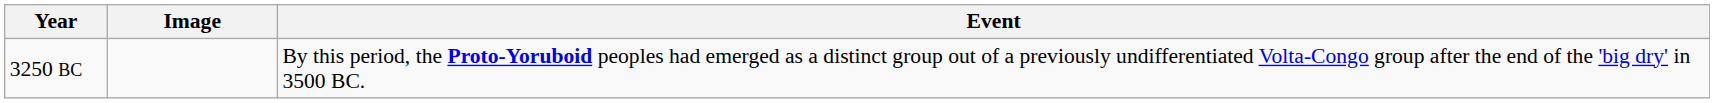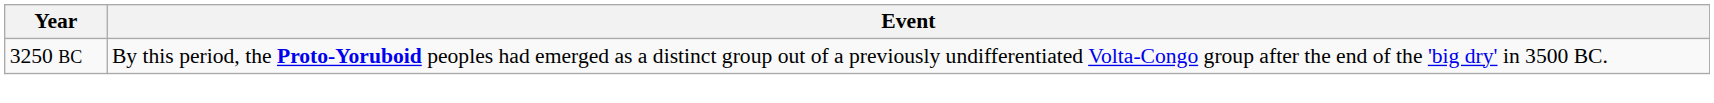- column: (192, 21)
